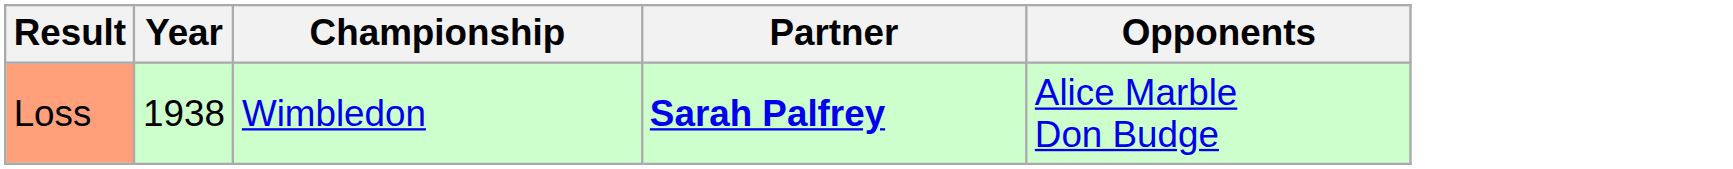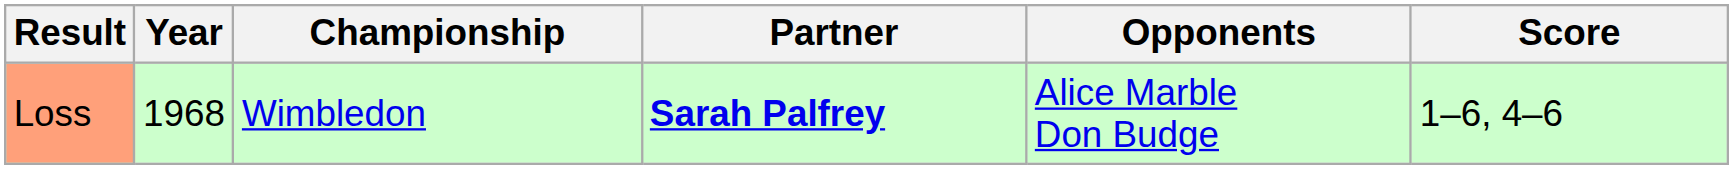+ column: (1569, 33)
(184, 112) 1938 -> (184, 112) 1968
